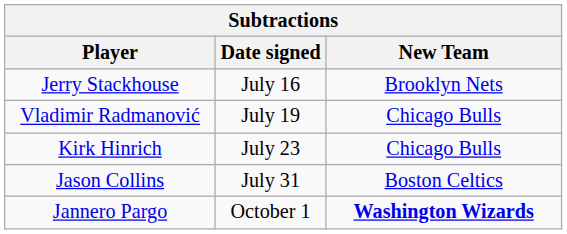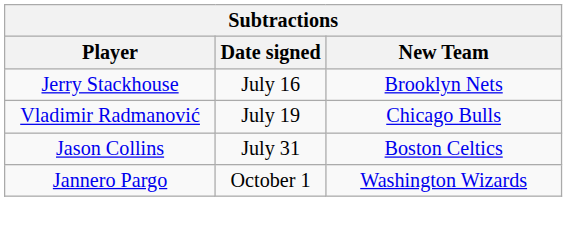- row: (110, 148)
(444, 212) bold -> (444, 180) normal
